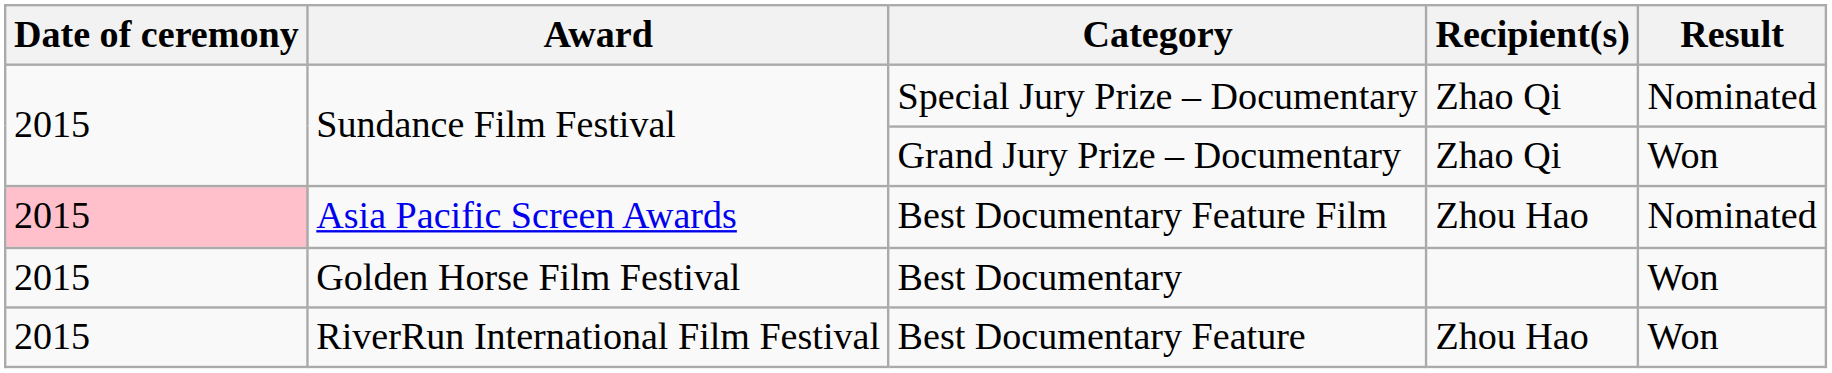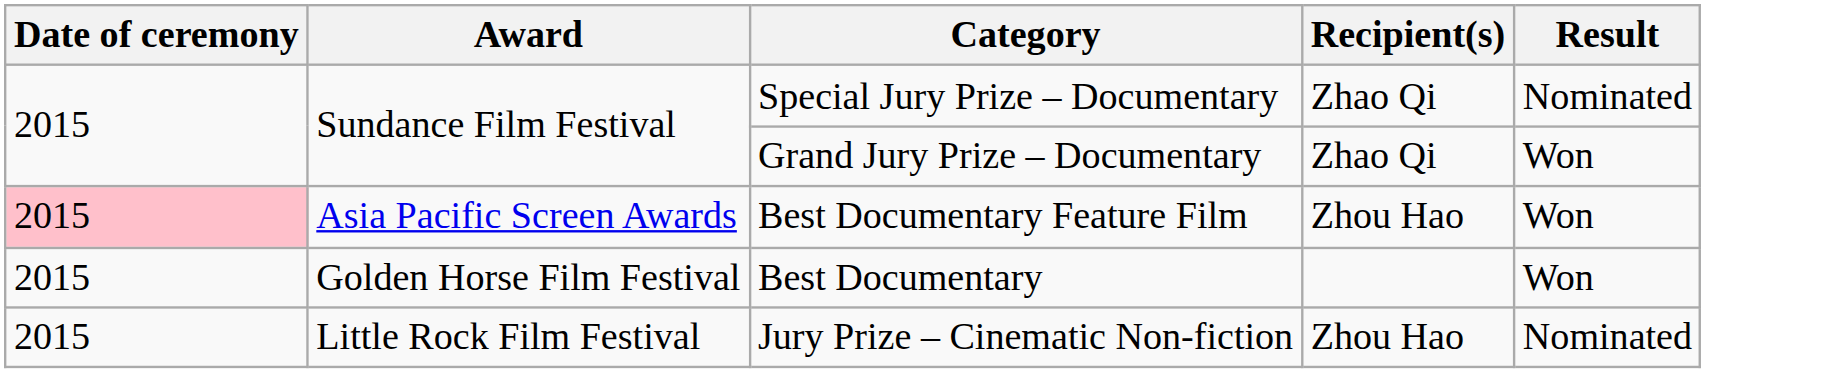(1732, 215) Nominated -> (1558, 215) Won
+ row: (1026, 336)
- row: (1102, 336)
